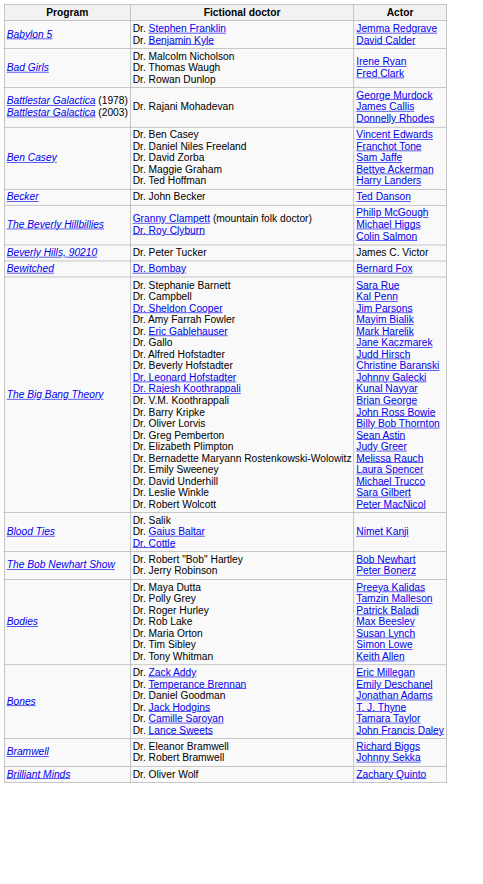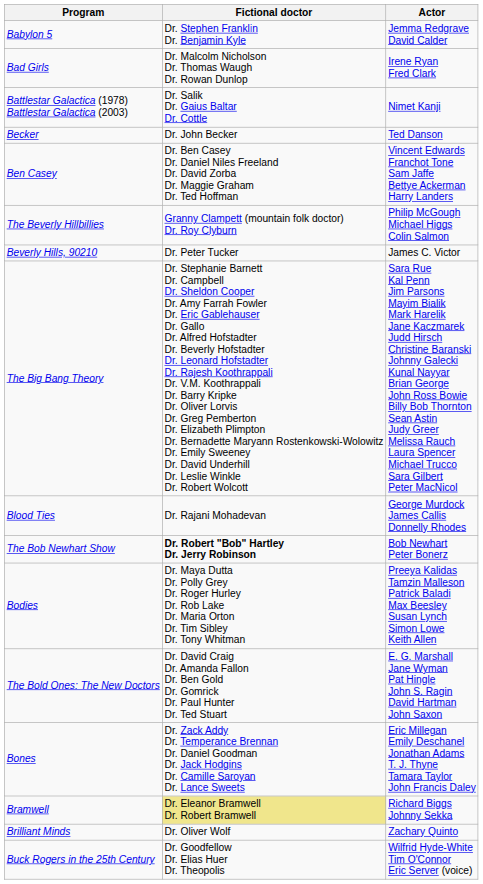(183, 107) Dr. Rajani Mohadevan -> (201, 107) Dr. Salik Dr. Gaius Baltar Dr. Cottle
(395, 107) George Murdock James Callis Donnelly Rhodes -> (414, 107) Nimet Kanji
rows swapped: (23, 197) <-> (32, 158)
- row: (30, 269)
(169, 532) Dr. Salik Dr. Gaius Baltar Dr. Cottle -> (215, 515) Dr. Rajani Mohadevan
(382, 532) Nimet Kanji -> (427, 515) George Murdock James Callis Donnelly Rhodes
(188, 565) normal -> (224, 549) bold
+ row: (83, 685)
(181, 752) no background -> (213, 810) khaki background
+ row: (81, 859)
